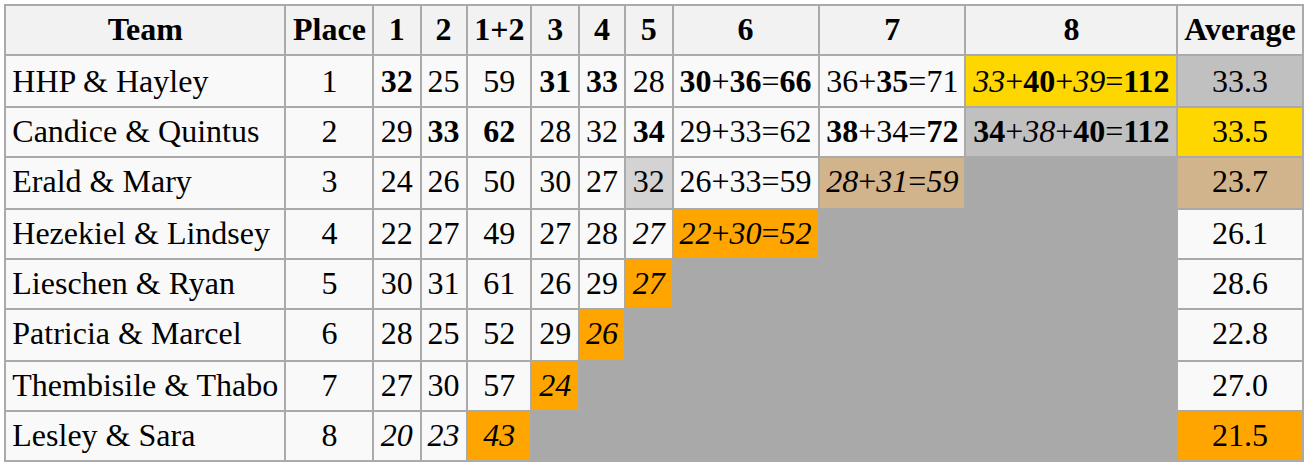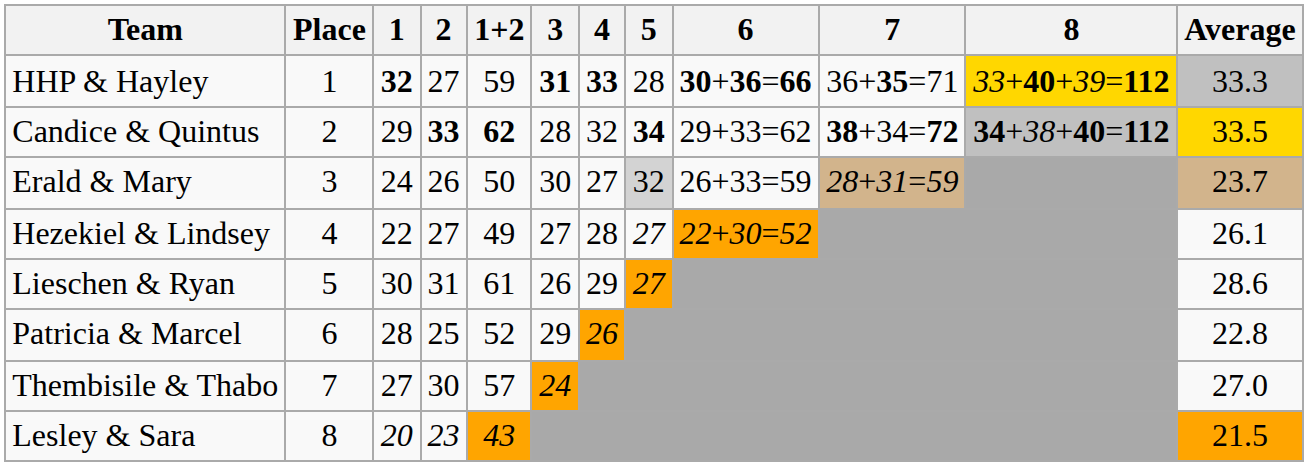(443, 80) 25 -> (443, 80) 27
